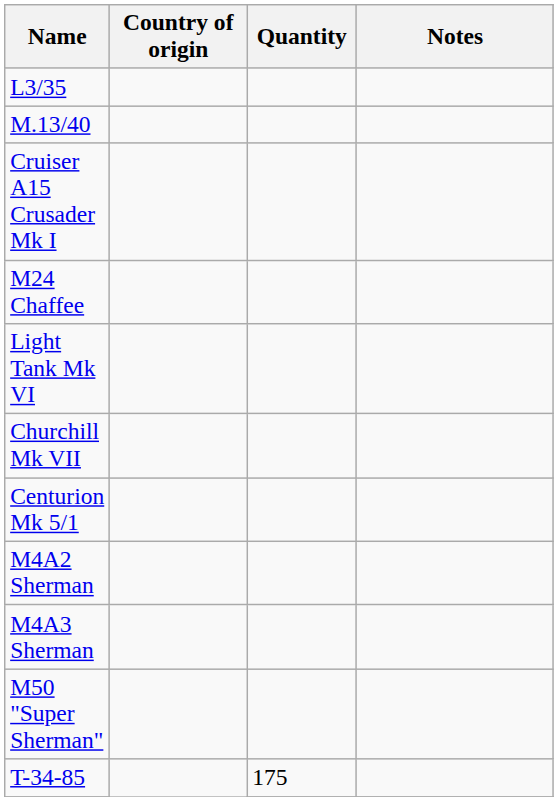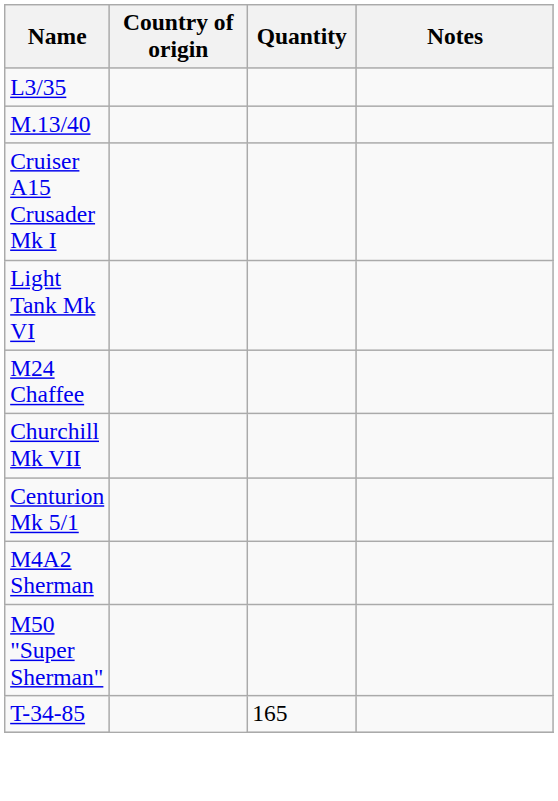rows swapped: (53, 368) <-> (47, 291)
- row: (52, 636)
(270, 777) 175 -> (270, 713) 165
